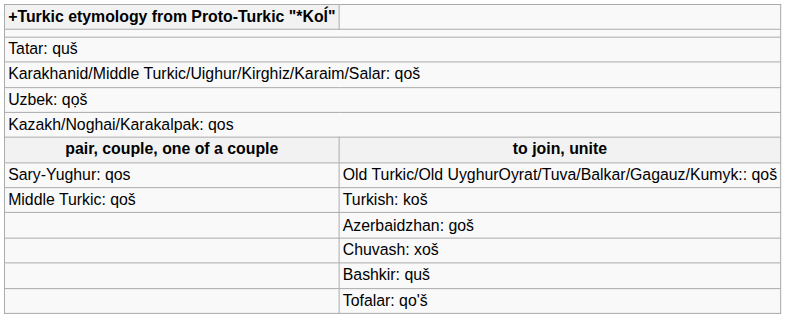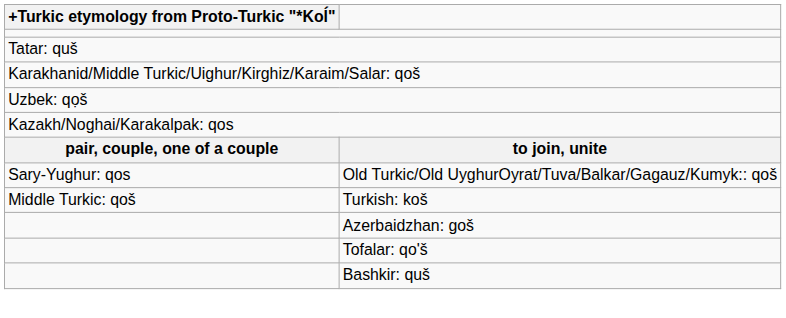- row: (391, 250)
rows swapped: (385, 300) <-> (386, 275)
